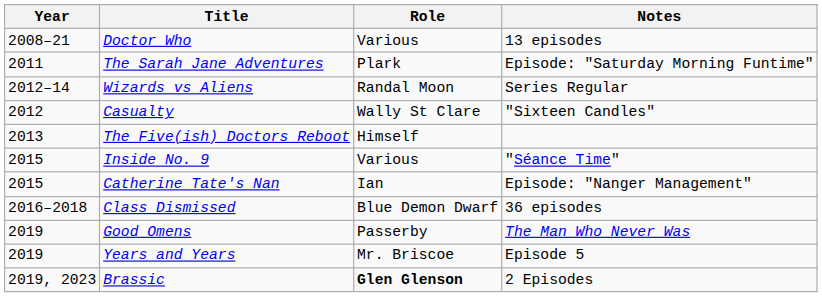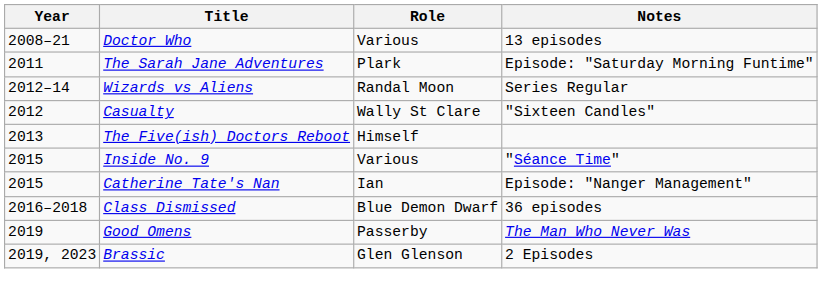- row: (169, 256)
(410, 280) bold -> (410, 256) normal
